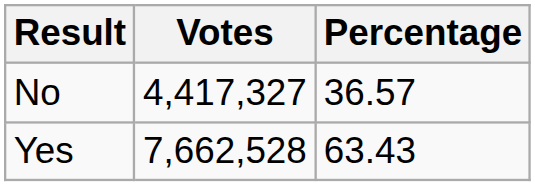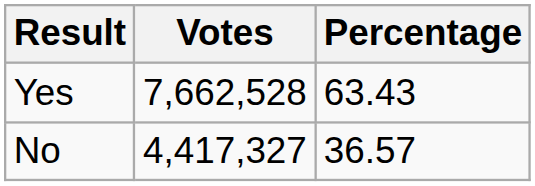rows swapped: (44, 150) <-> (37, 92)
